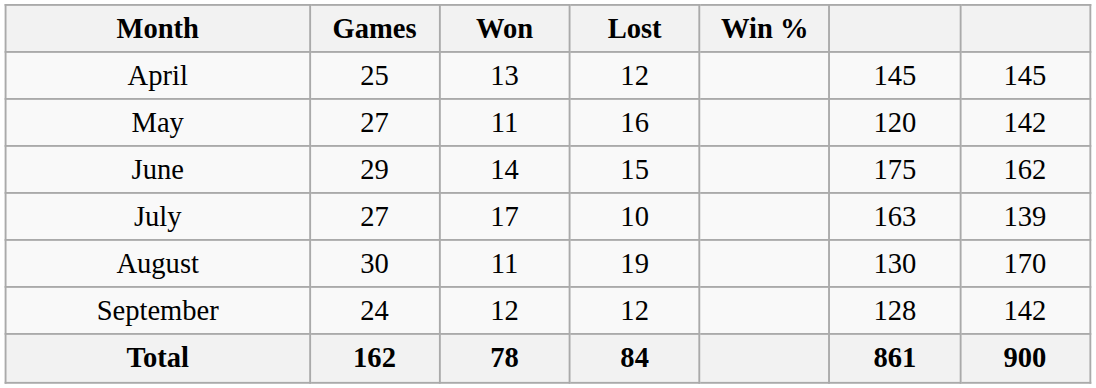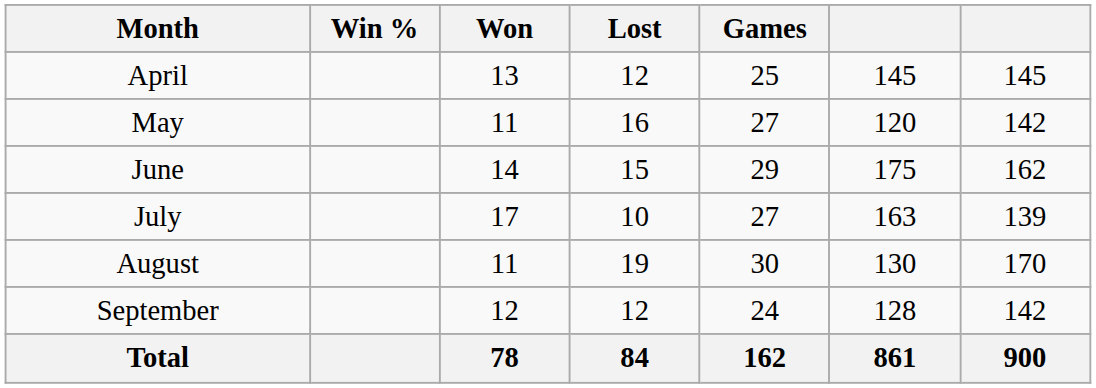columns swapped: (375, 28) <-> (765, 28)
